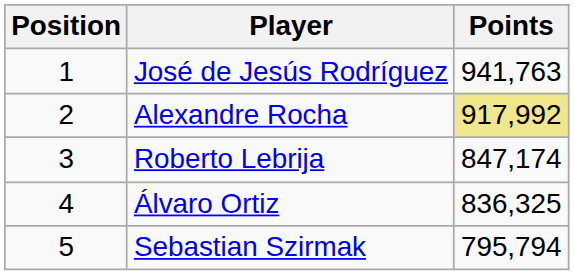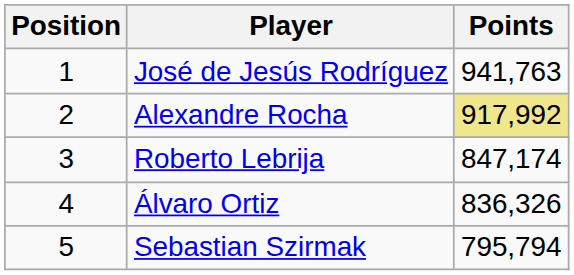(511, 203) 836,325 -> (511, 203) 836,326
